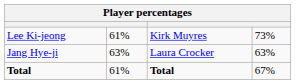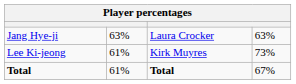rows swapped: (32, 53) <-> (36, 35)
